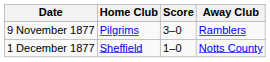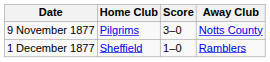(222, 30) Ramblers -> (231, 30) Notts County
(231, 48) Notts County -> (222, 48) Ramblers
